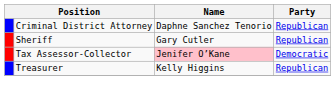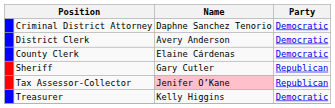(302, 26) Republican -> (302, 26) Democratic
+ row: (53, 40)
+ row: (47, 54)
(302, 54) Democratic -> (302, 82) Republican
(302, 68) Republican -> (302, 97) Democratic
